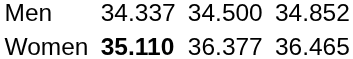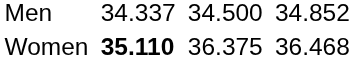(225, 46) 36.377 -> (225, 46) 36.375
(312, 46) 36.465 -> (312, 46) 36.468
